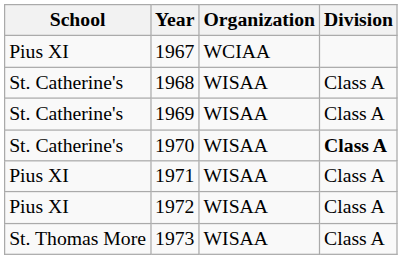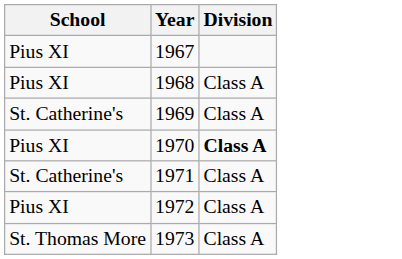- column: (259, 20)
(66, 82) St. Catherine's -> (39, 82) Pius XI
(66, 144) St. Catherine's -> (39, 144) Pius XI
(39, 176) Pius XI -> (66, 176) St. Catherine's
